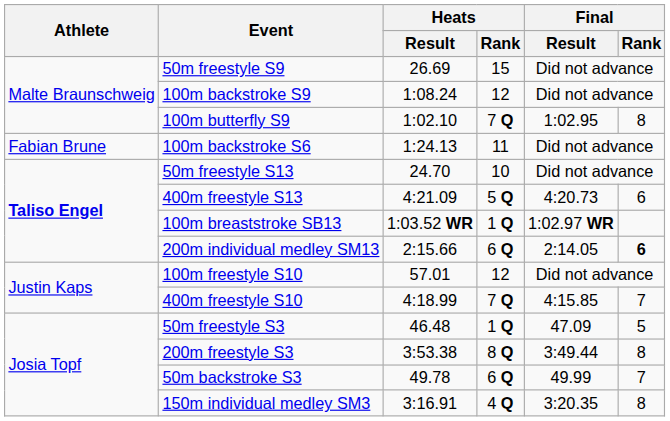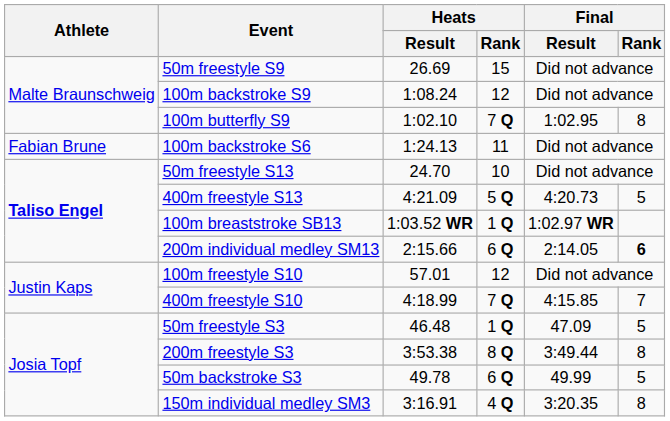(641, 198) 6 -> (641, 198) 5
(641, 378) 7 -> (641, 378) 5
